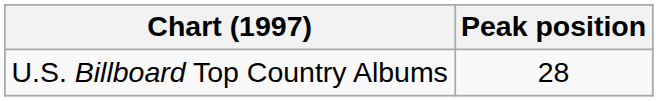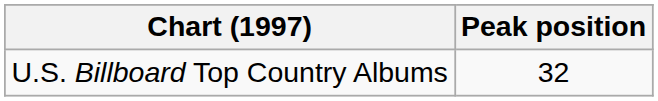(554, 72) 28 -> (554, 72) 32
